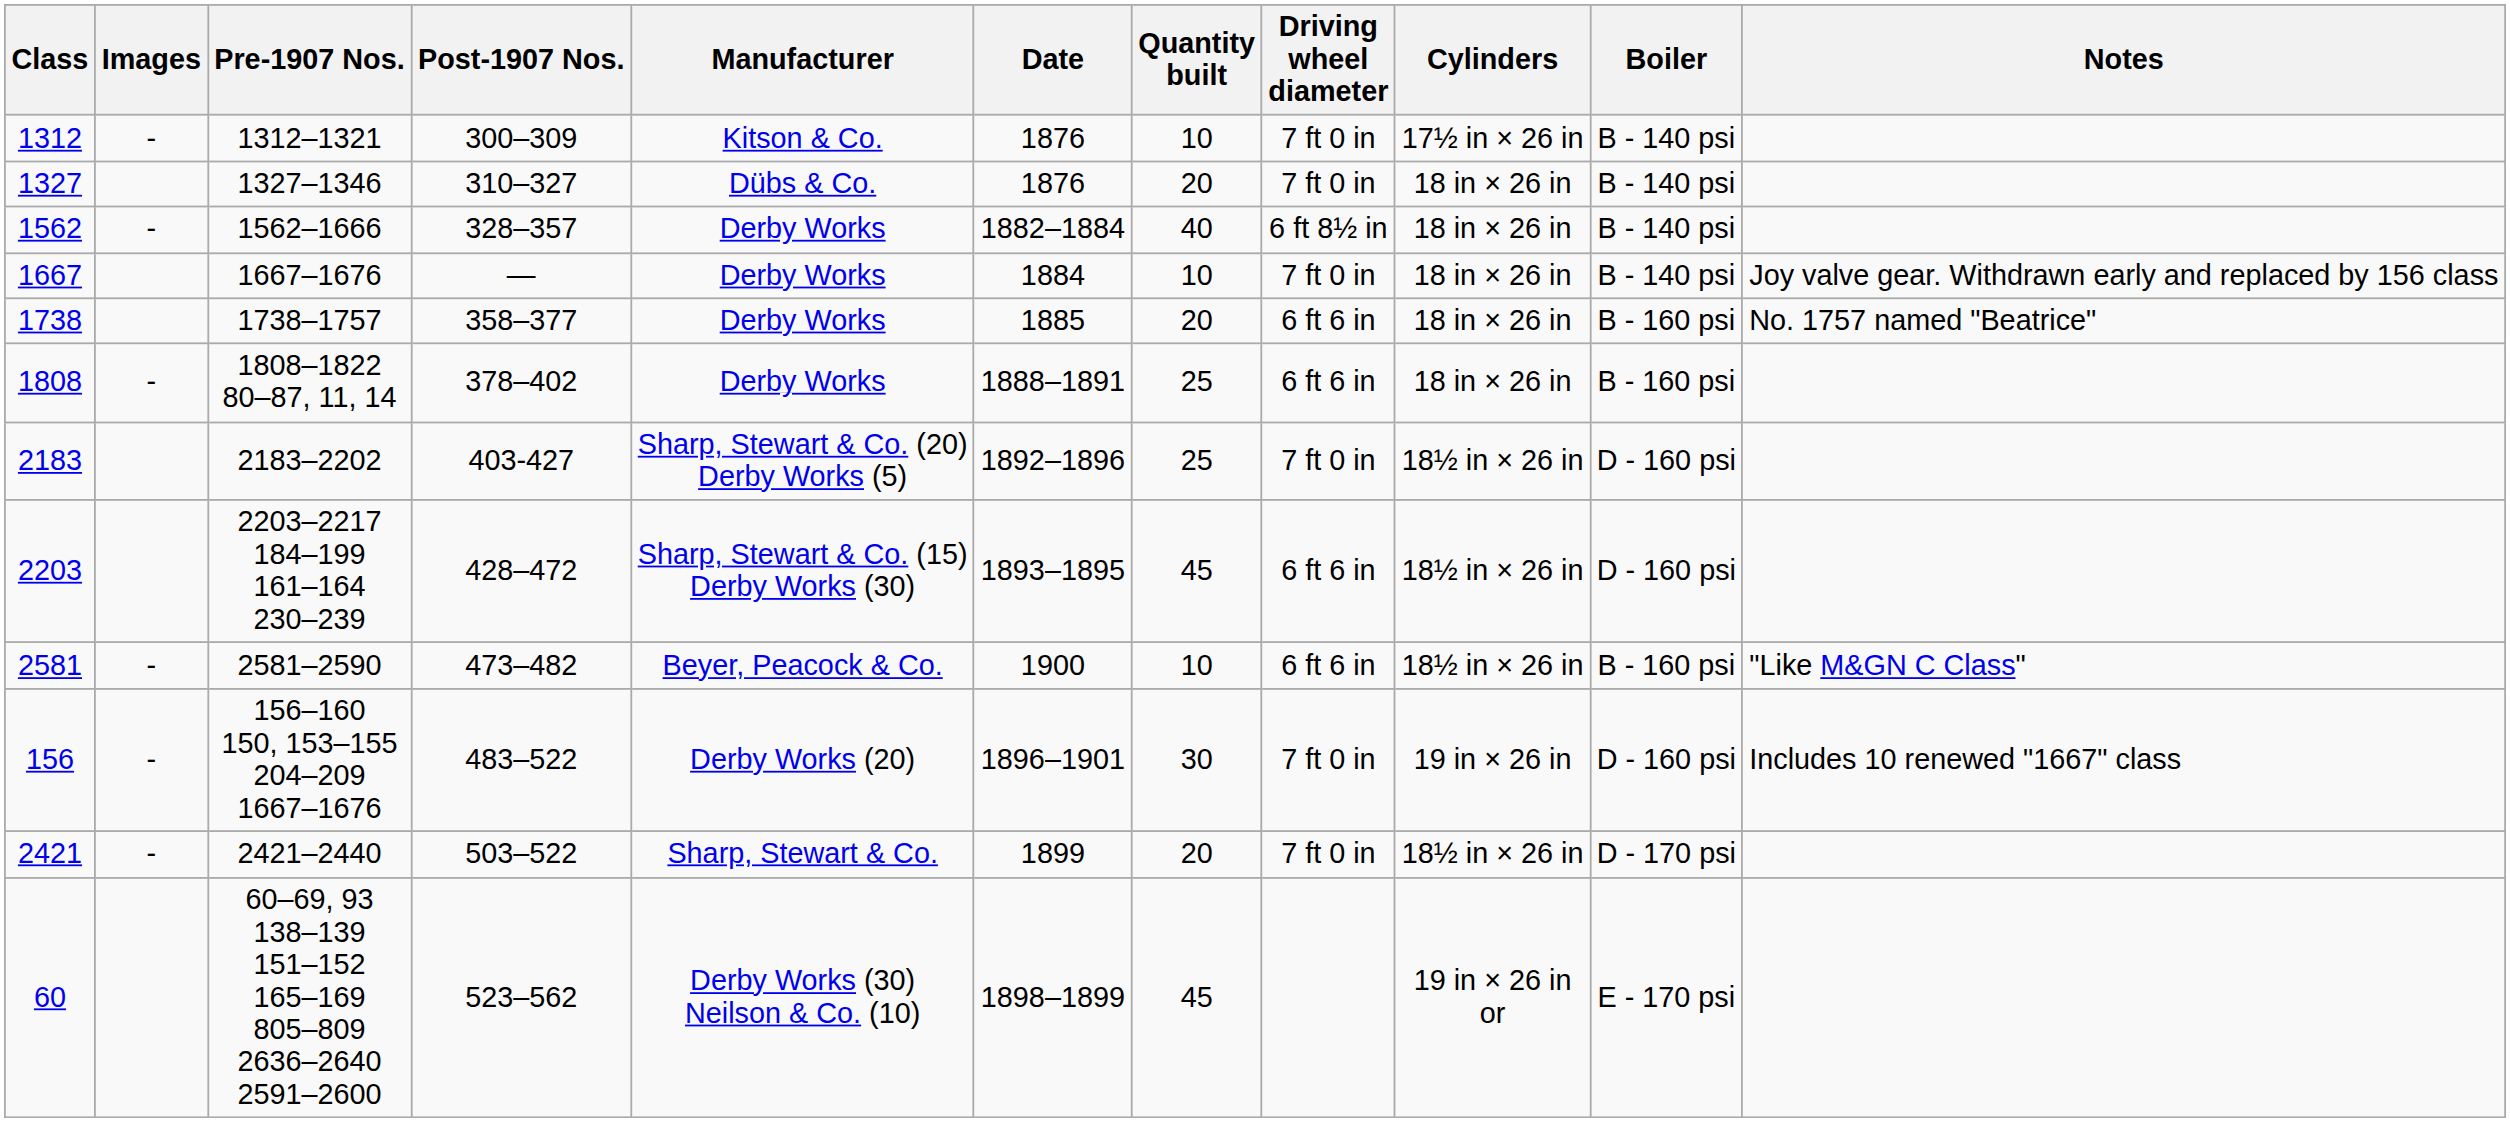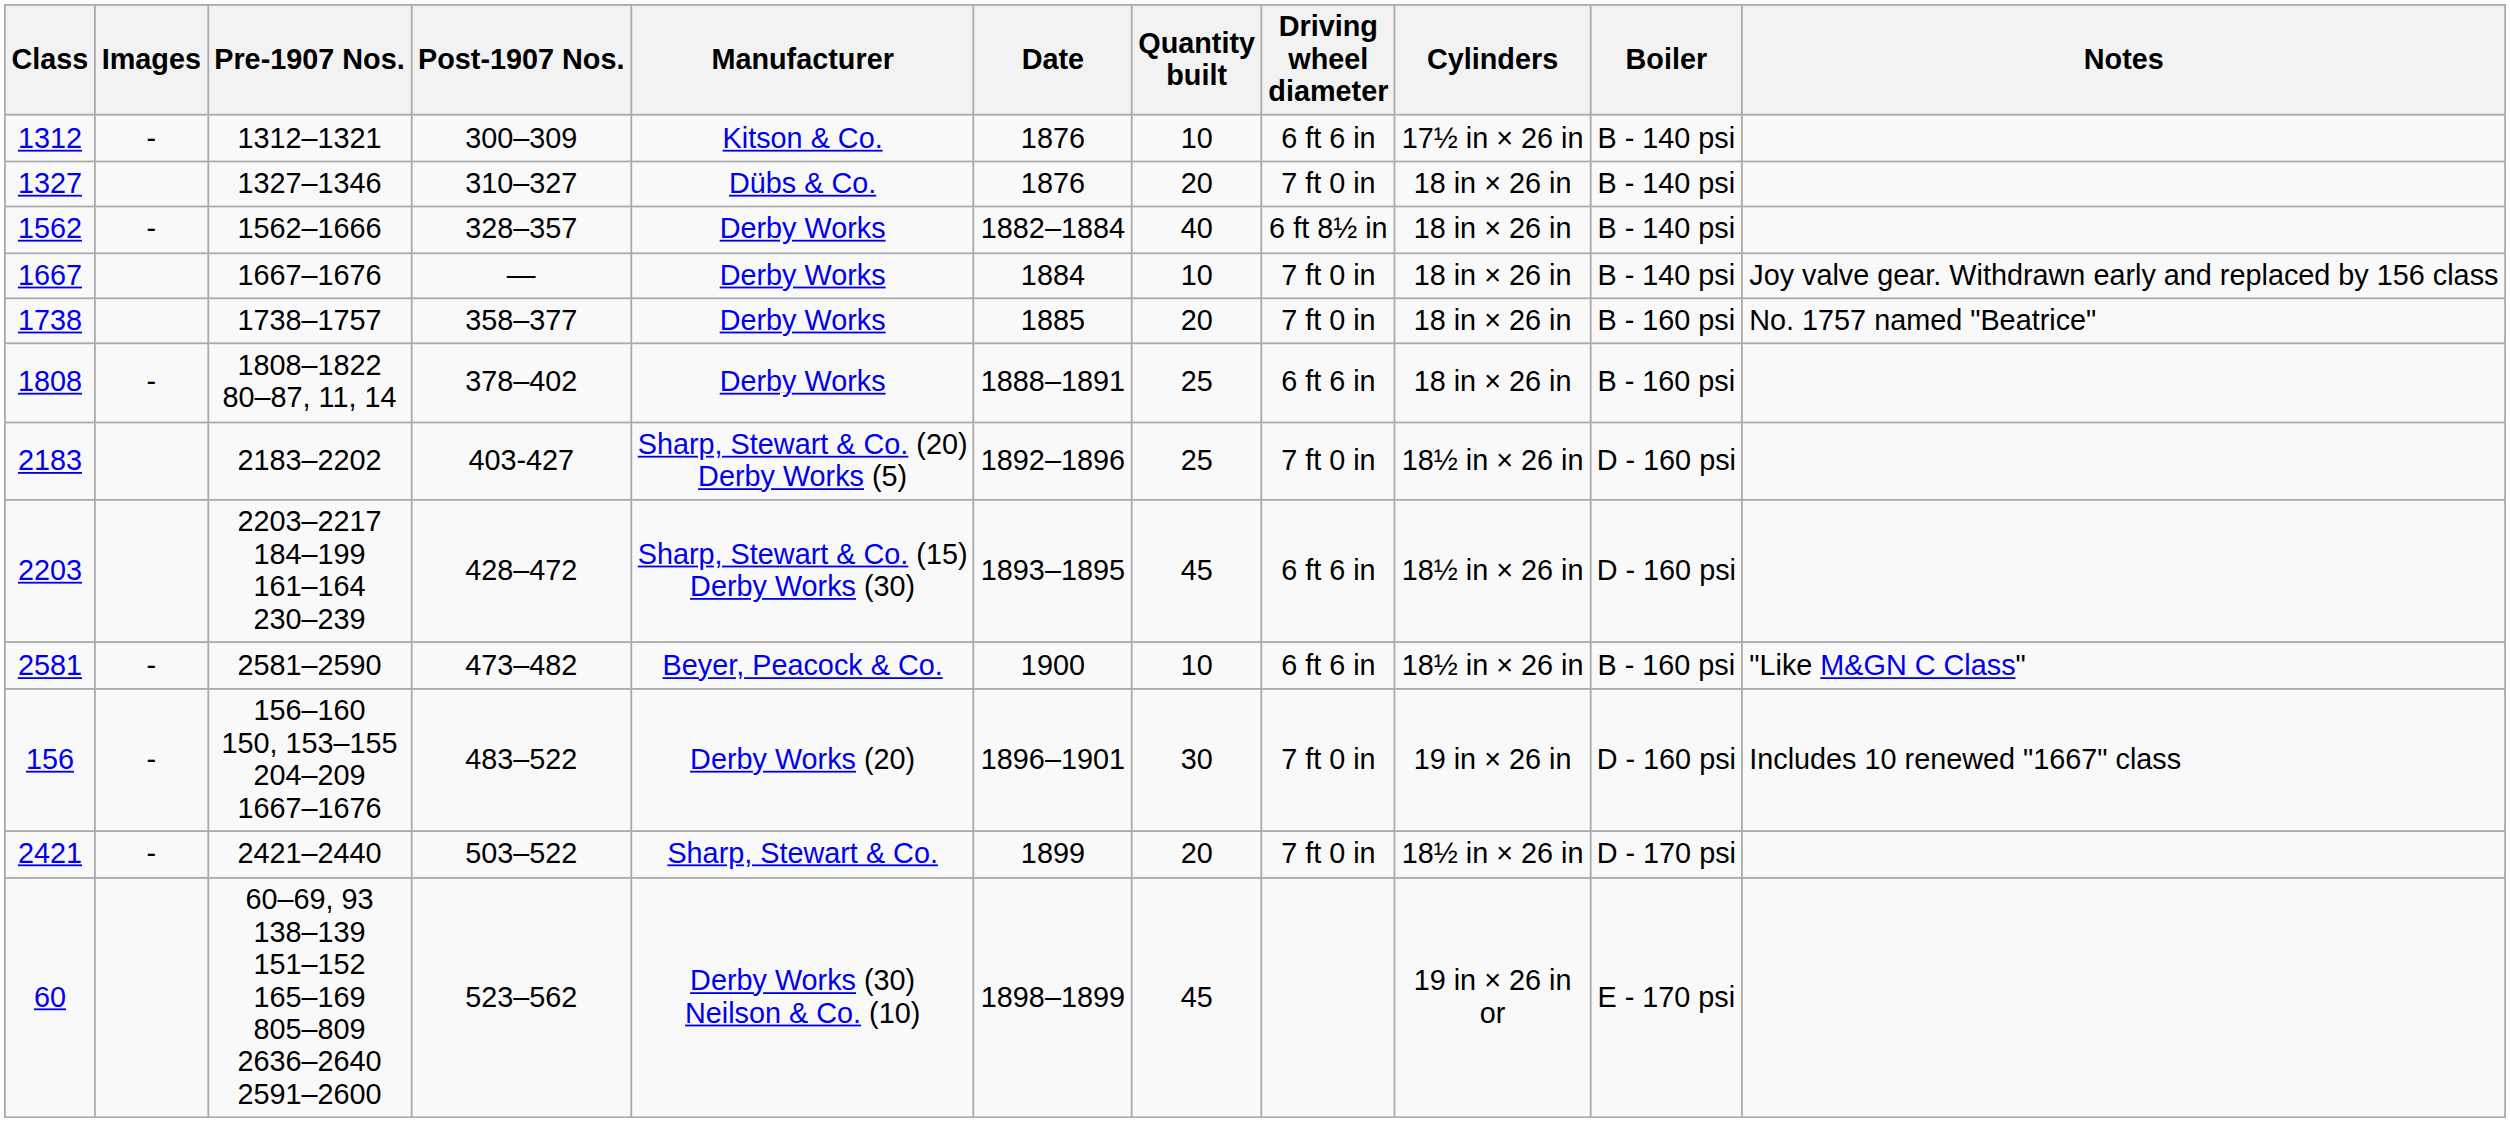(1328, 137) 7 ft 0 in -> (1328, 137) 6 ft 6 in
(1328, 320) 6 ft 6 in -> (1328, 320) 7 ft 0 in
